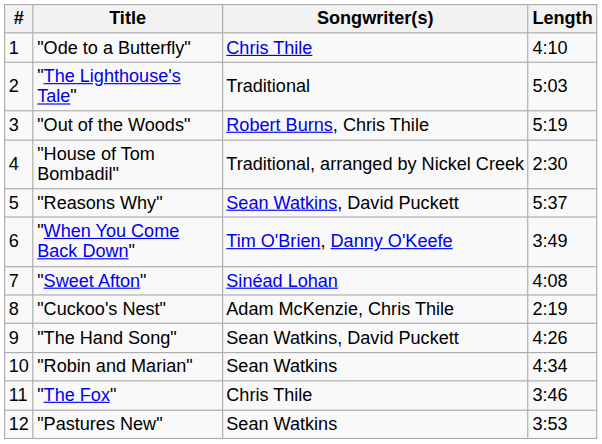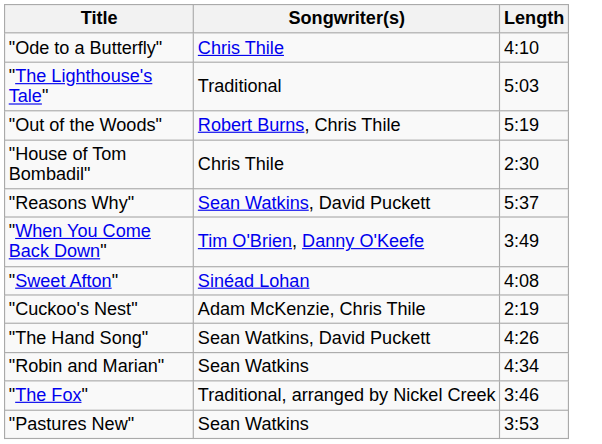- column: (19, 18)
(375, 164) Traditional, arranged by Nickel Creek -> (241, 164) Chris Thile
(269, 395) Chris Thile -> (347, 395) Traditional, arranged by Nickel Creek
